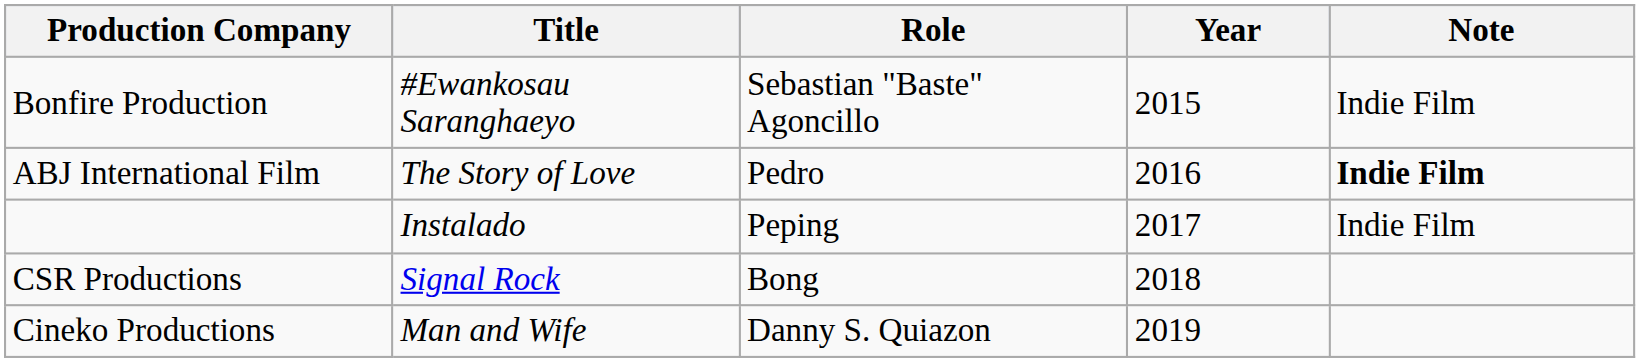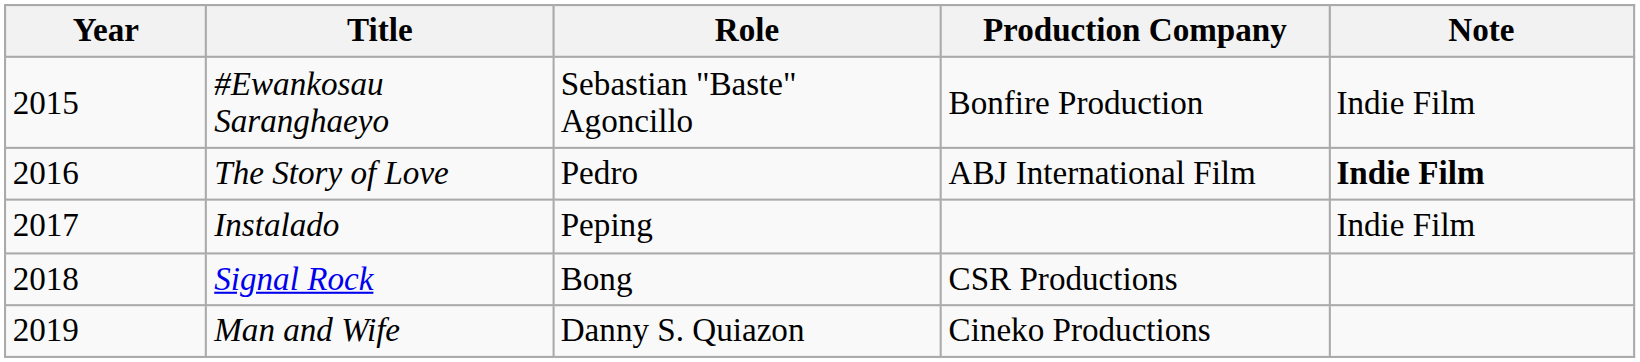columns swapped: (1228, 30) <-> (199, 30)
